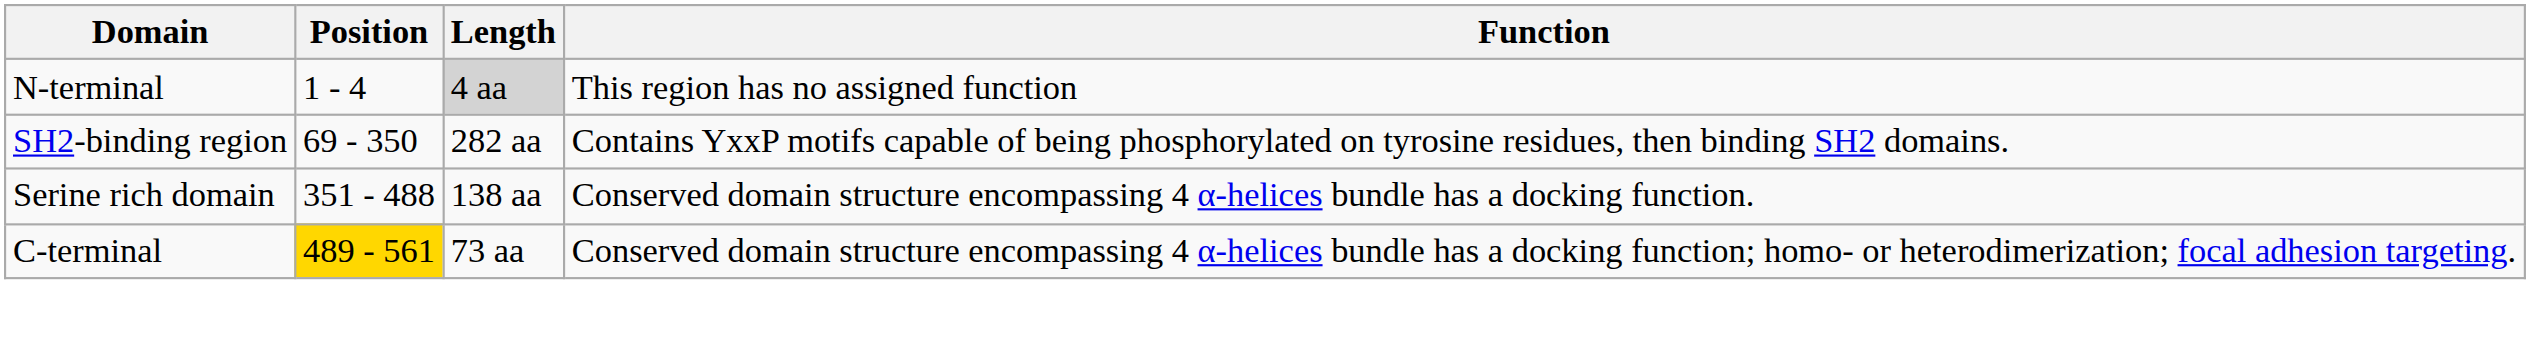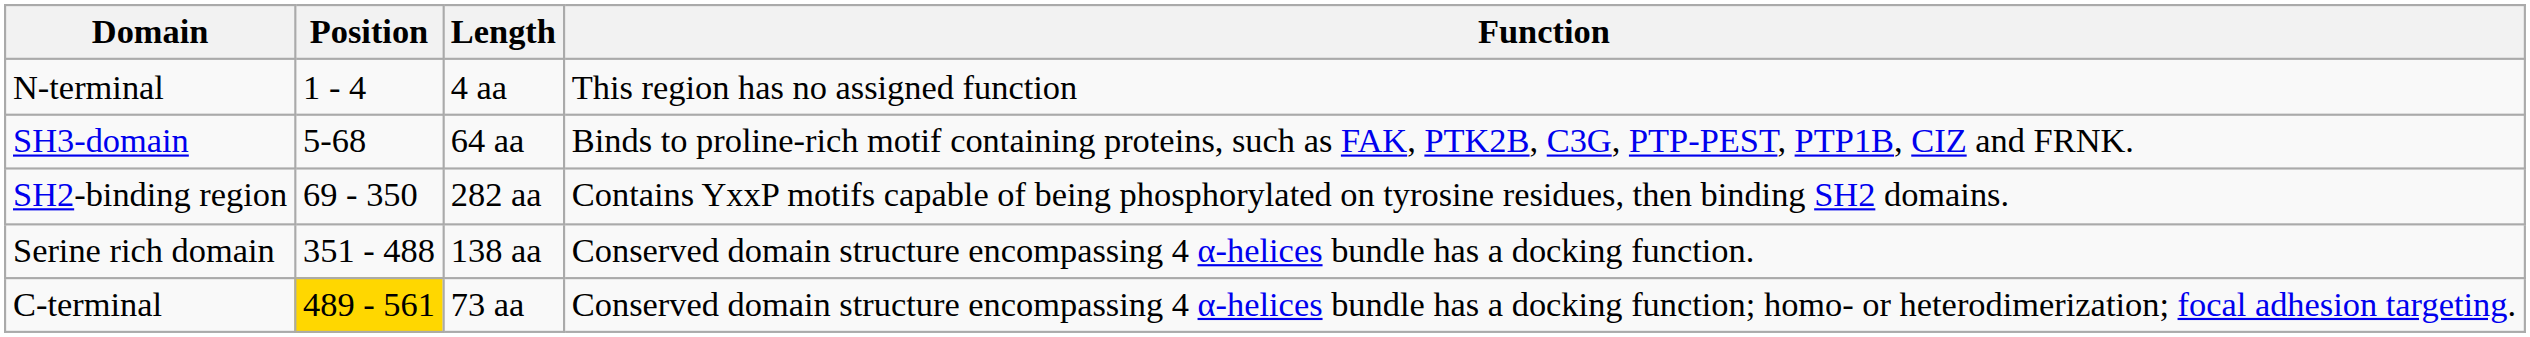(479, 86) lightgrey background -> (479, 86) no background
+ row: (101, 140)
